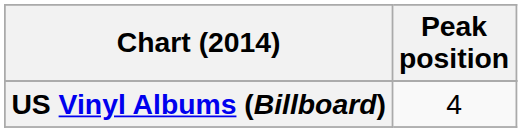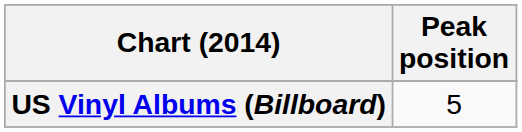(454, 103) 4 -> (454, 103) 5
